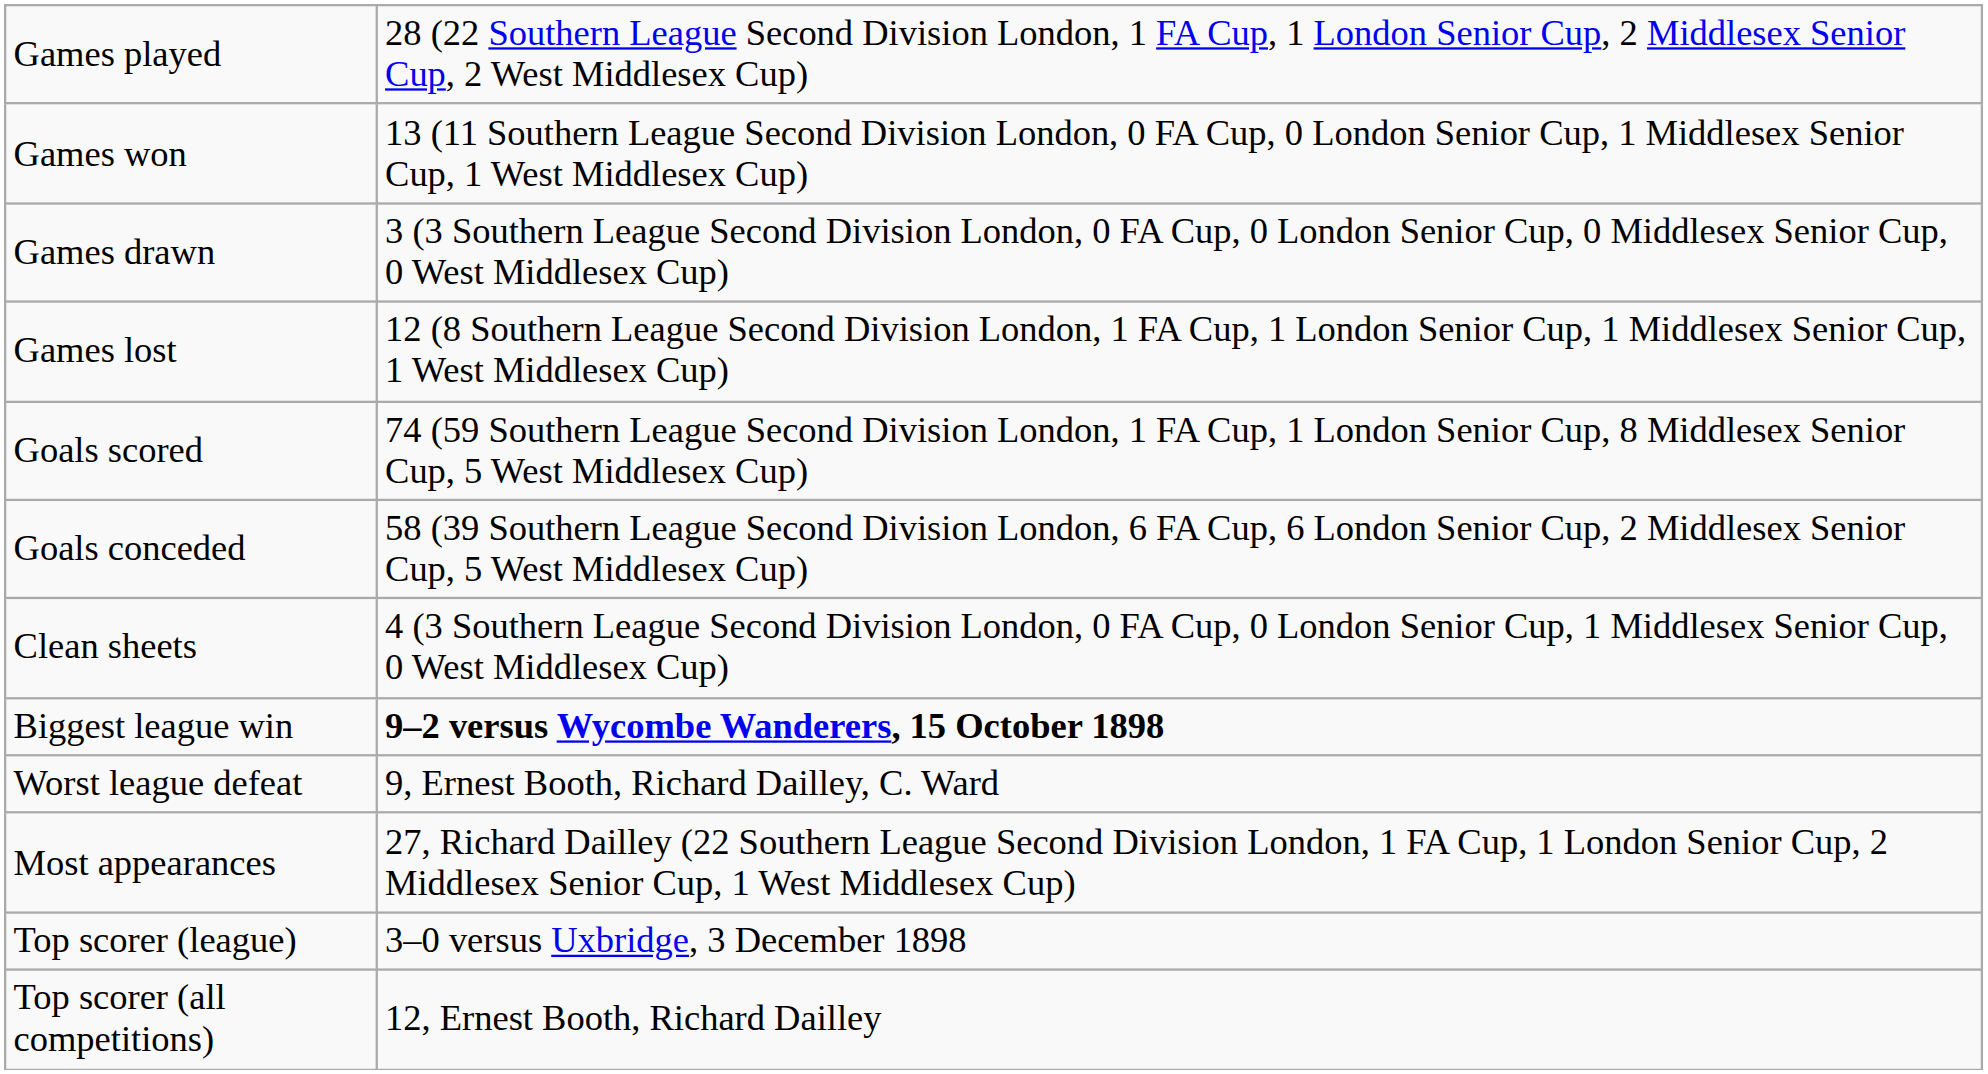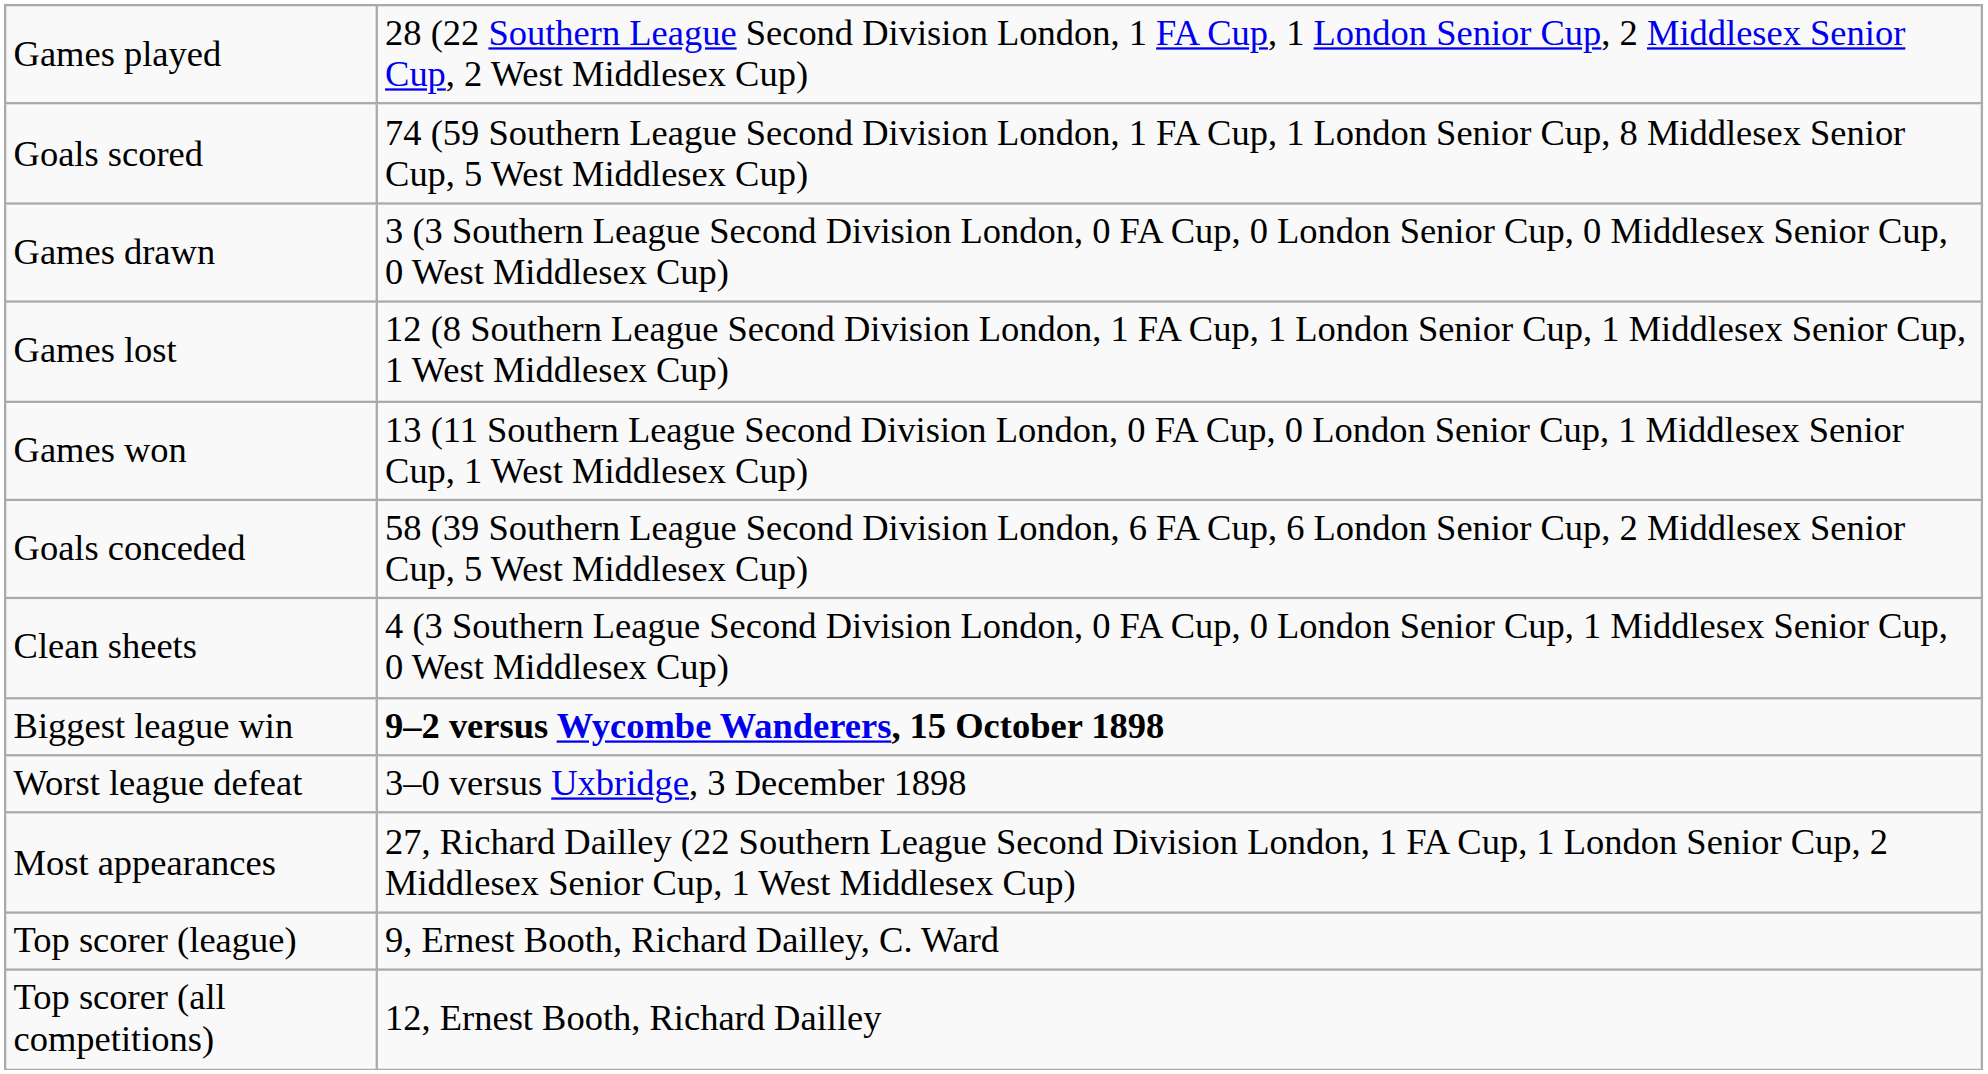rows swapped: (100, 152) <-> (108, 449)
(692, 783) 9, Ernest Booth, Richard Dailley, C. Ward -> (676, 783) 3–0 versus Uxbridge, 3 December 1898
(676, 940) 3–0 versus Uxbridge, 3 December 1898 -> (692, 940) 9, Ernest Booth, Richard Dailley, C. Ward
